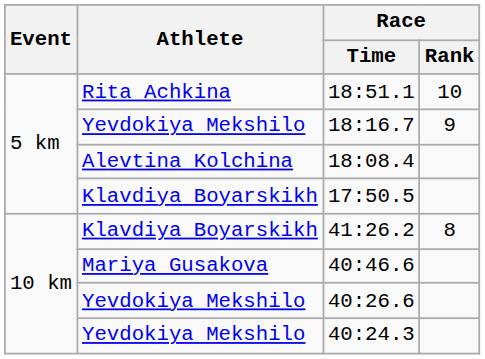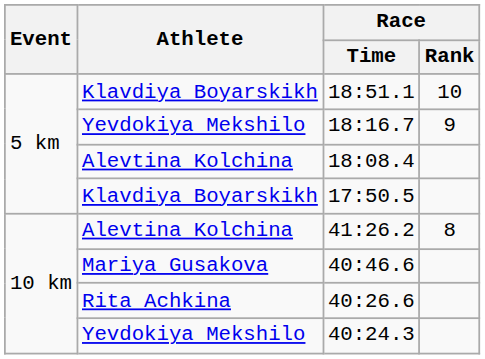(156, 92) Rita Achkina -> (200, 92) Klavdiya Boyarskikh
(200, 231) Klavdiya Boyarskikh -> (188, 231) Alevtina Kolchina
(194, 300) Yevdokiya Mekshilo -> (156, 300) Rita Achkina
